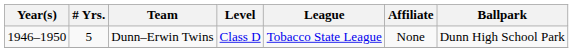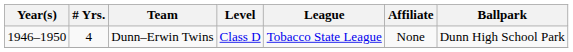(89, 37) 5 -> (89, 37) 4
